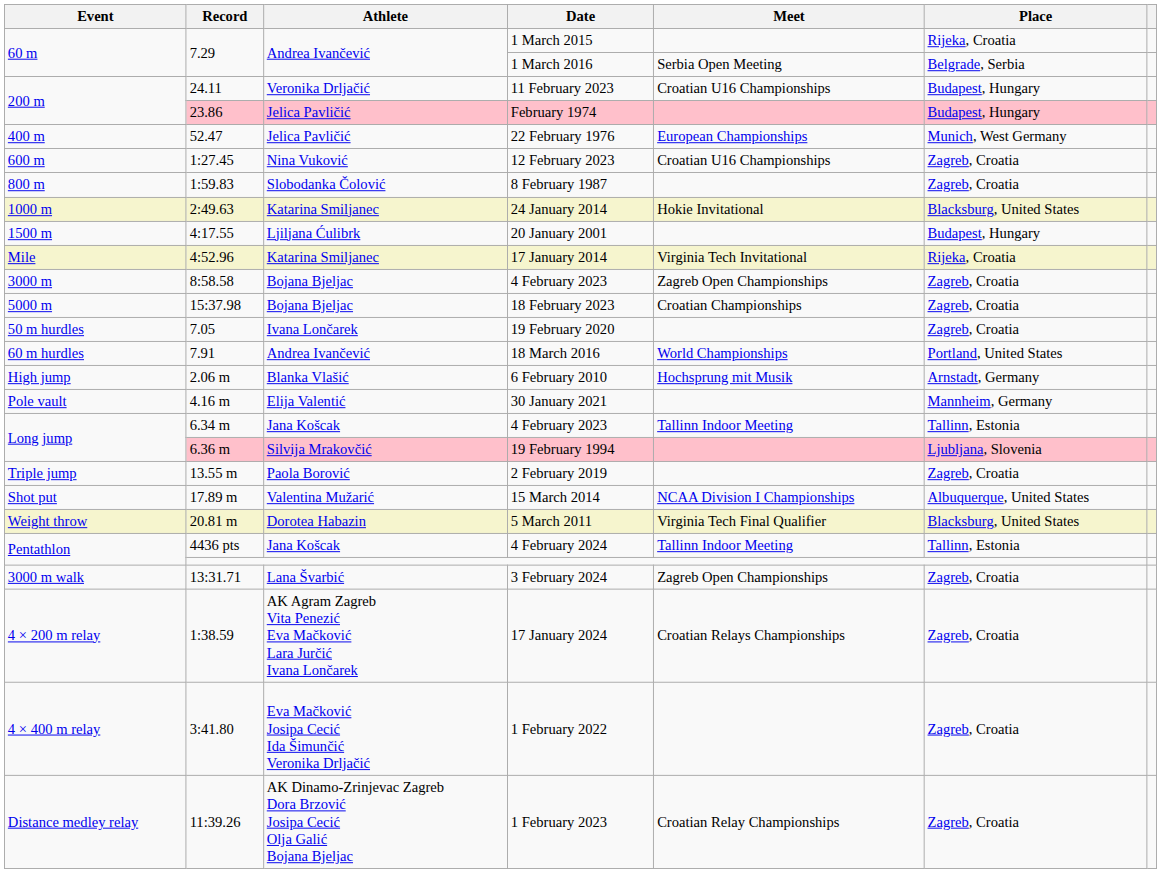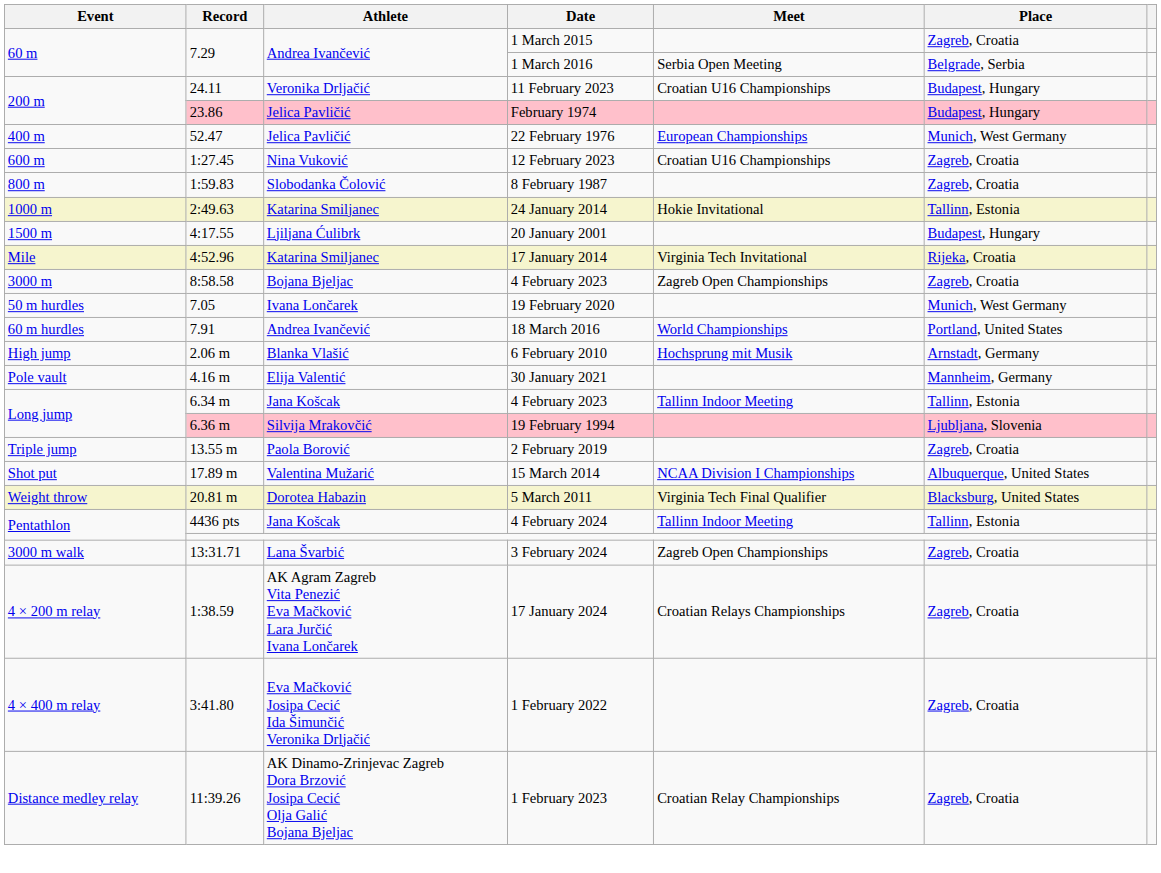(972, 40) Rijeka, Croatia -> (973, 40) Zagreb, Croatia
(1003, 209) Blacksburg, United States -> (974, 209) Tallinn, Estonia
- row: (215, 305)
(973, 329) Zagreb, Croatia -> (997, 305) Munich, West Germany
